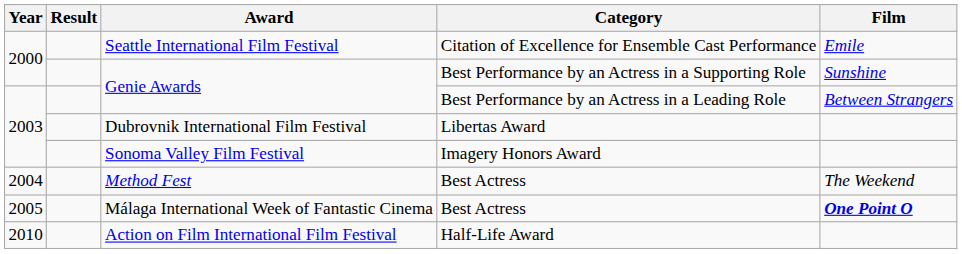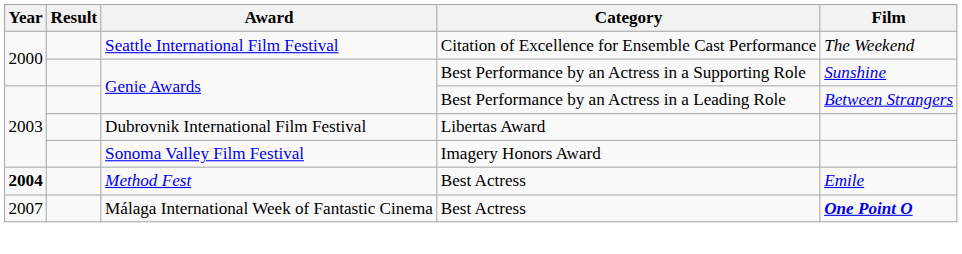(844, 45) Emile -> (869, 45) The Weekend
(26, 180) normal -> (26, 180) bold
(869, 180) The Weekend -> (844, 180) Emile
(26, 208) 2005 -> (26, 208) 2007
- row: (251, 235)
